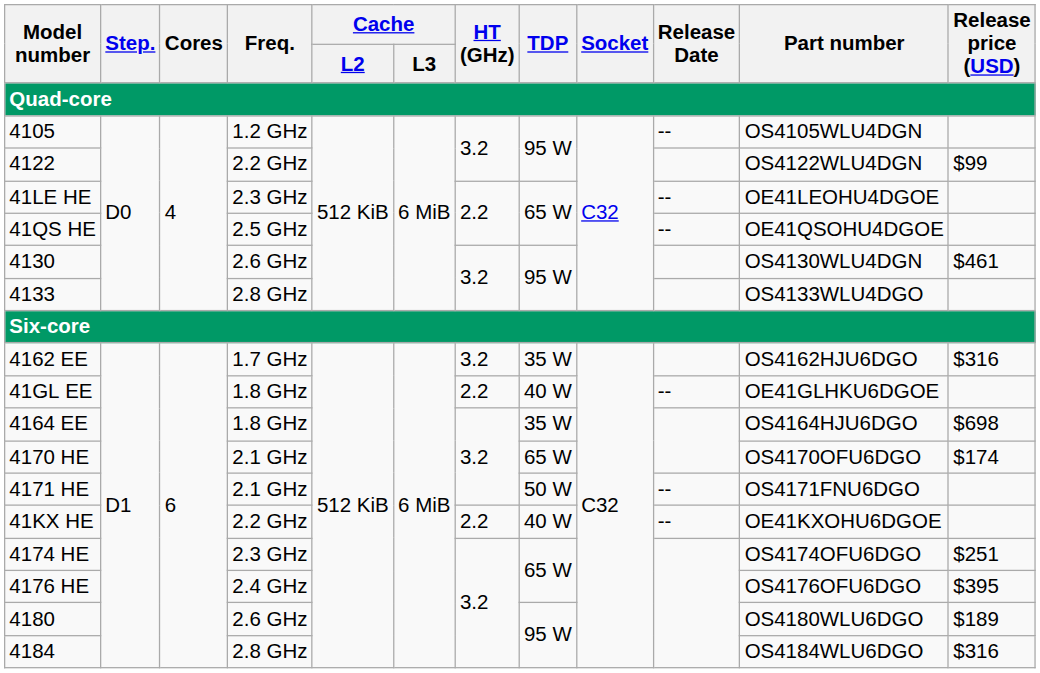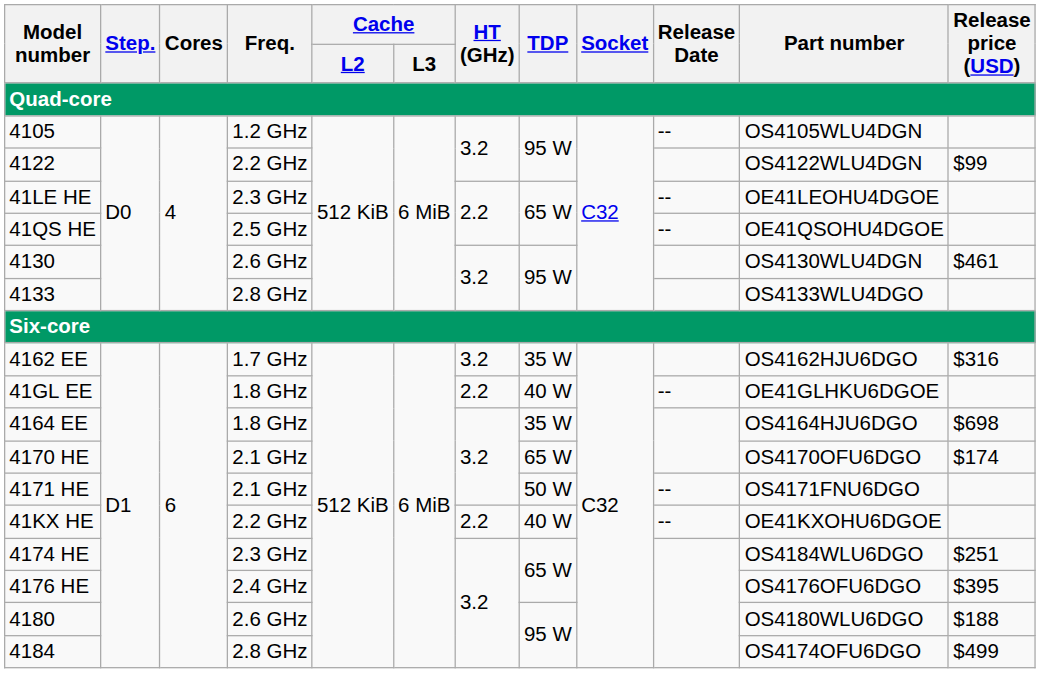(833, 554) OS4174OFU6DGO -> (834, 554) OS4184WLU6DGO
(976, 618) $189 -> (976, 618) $188
(834, 651) OS4184WLU6DGO -> (833, 651) OS4174OFU6DGO
(976, 651) $316 -> (976, 651) $499
